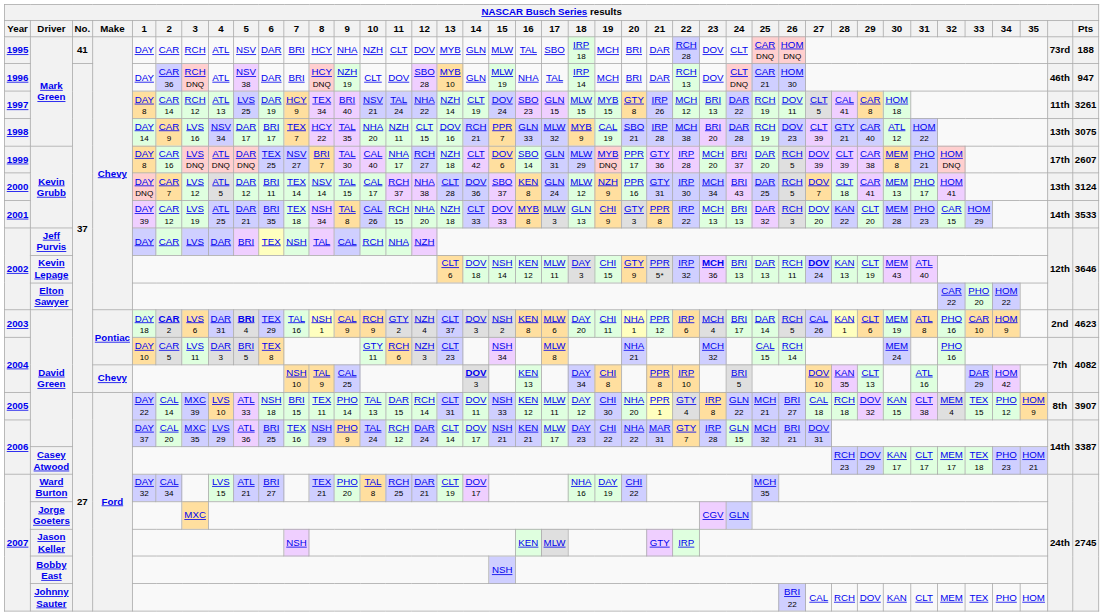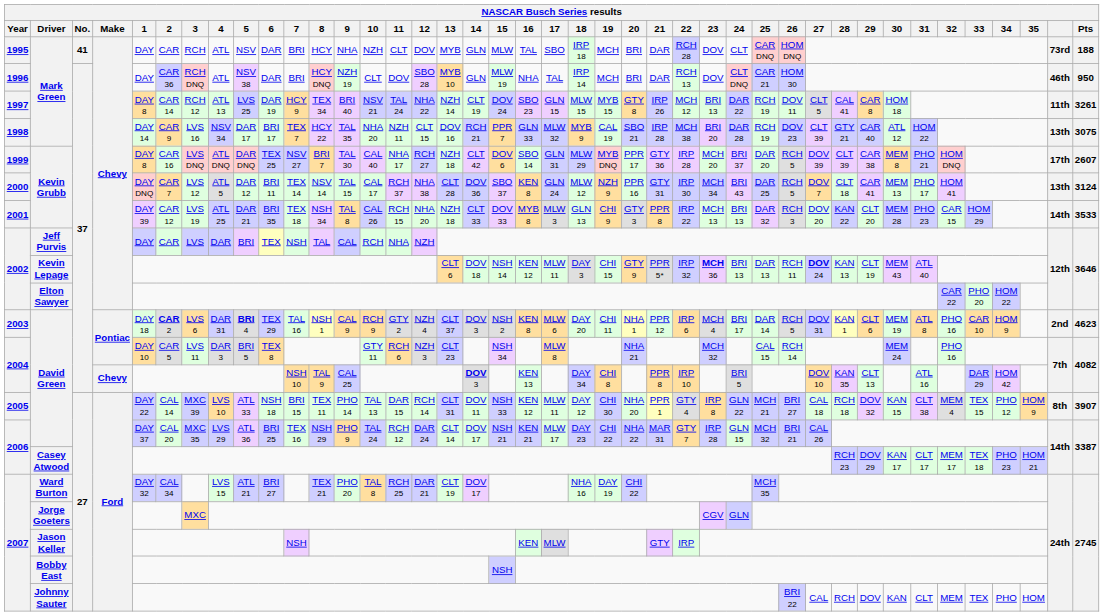(1086, 77) 947 -> (1086, 77) 950
(819, 323) CAL 26 -> (819, 323) DOV 31
(819, 433) DOV 31 -> (819, 433) CAL 26
